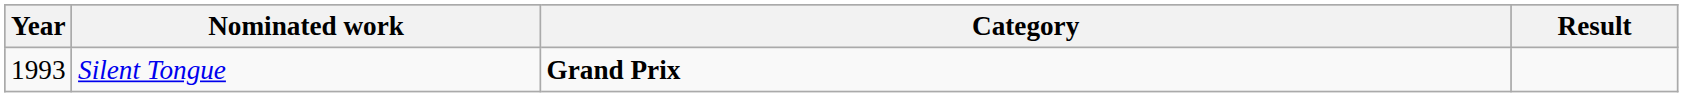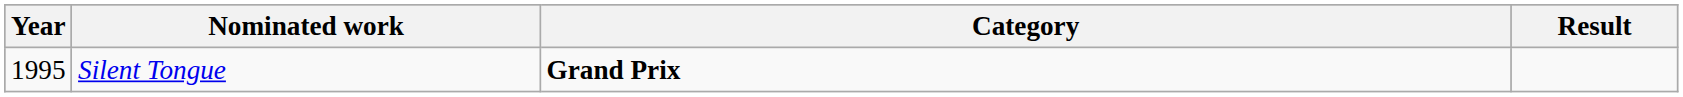(38, 69) 1993 -> (38, 69) 1995
